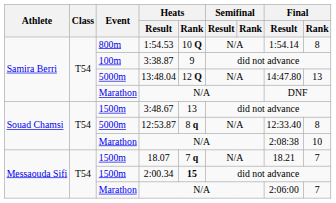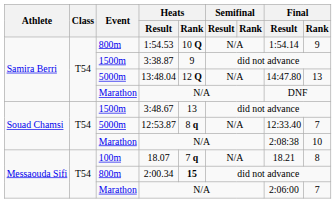(317, 45) 8 -> (317, 45) 9
(110, 61) 100m -> (112, 61) 1500m
(317, 126) 8 -> (317, 126) 7
(112, 158) 1500m -> (110, 158) 100m
(317, 158) 7 -> (317, 158) 8
(112, 174) 1500m -> (110, 174) 800m
